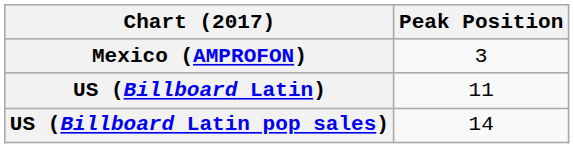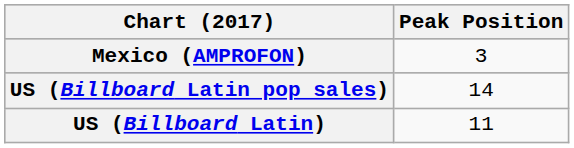rows swapped: (199, 91) <-> (199, 125)
